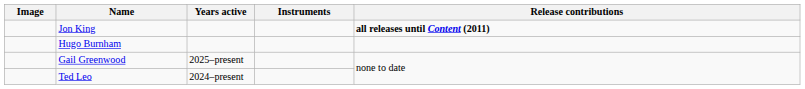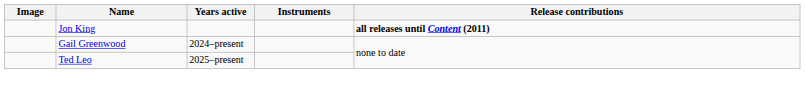- row: (90, 44)
(216, 60) 2025–present -> (216, 44) 2024–present
(216, 76) 2024–present -> (216, 60) 2025–present
